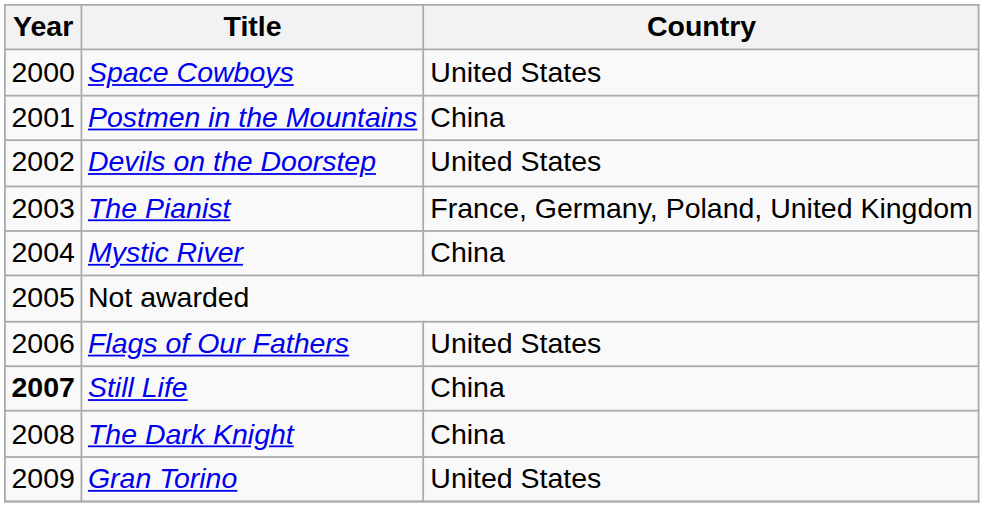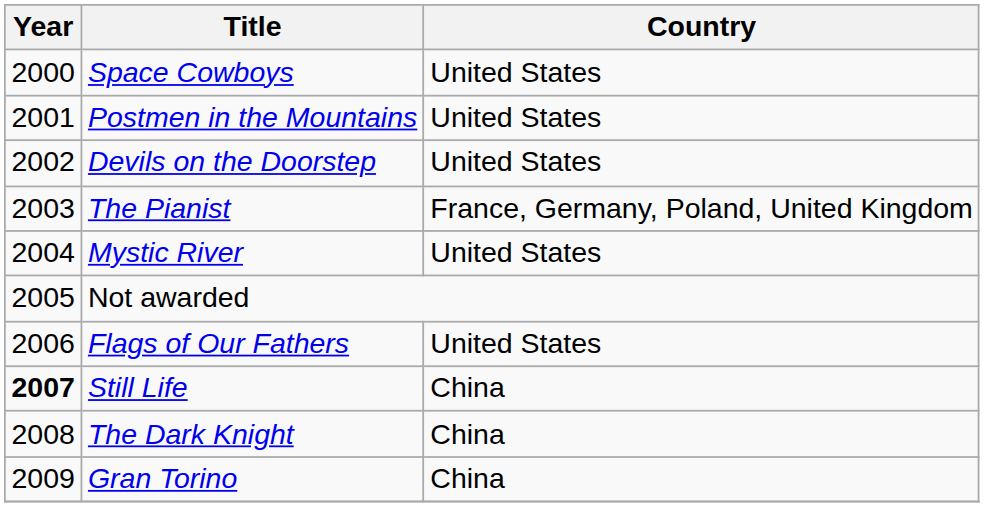(468, 117) China -> (516, 117) United States
(468, 252) China -> (516, 252) United States
(516, 478) United States -> (468, 478) China
